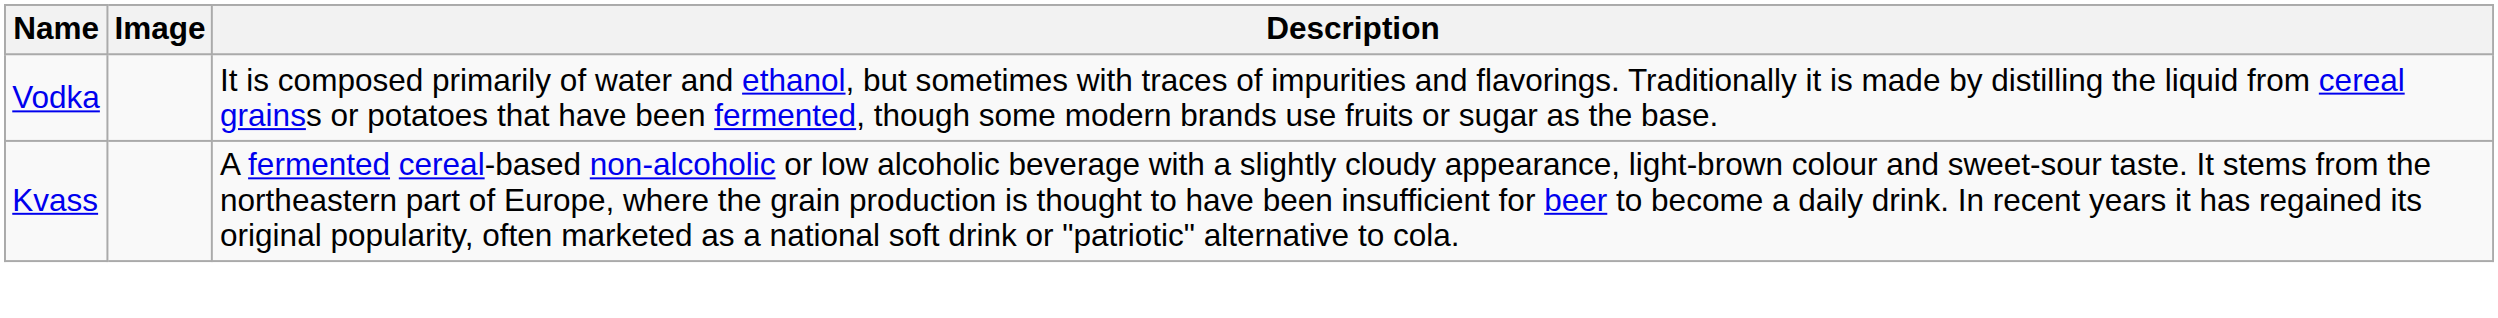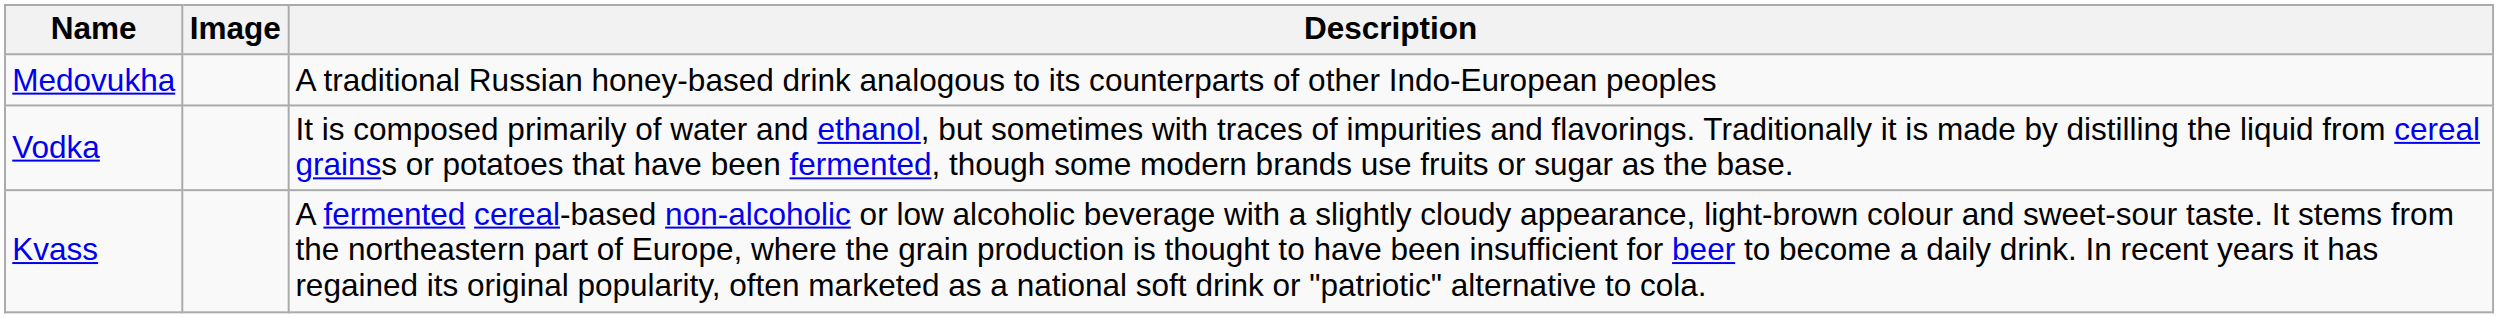+ row: (94, 79)
